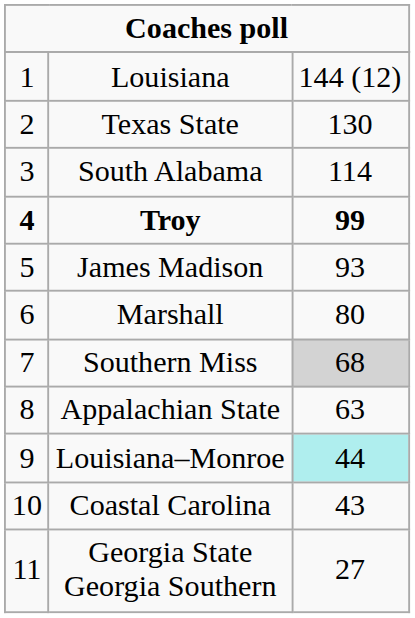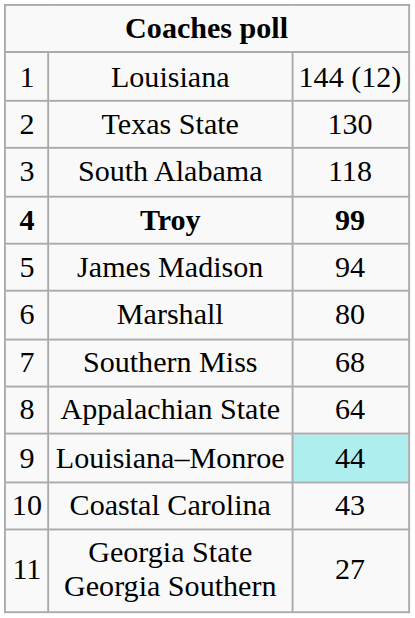(350, 171) 114 -> (350, 171) 118
(350, 266) 93 -> (350, 266) 94
(350, 362) lightgrey background -> (350, 362) no background
(350, 409) 63 -> (350, 409) 64
